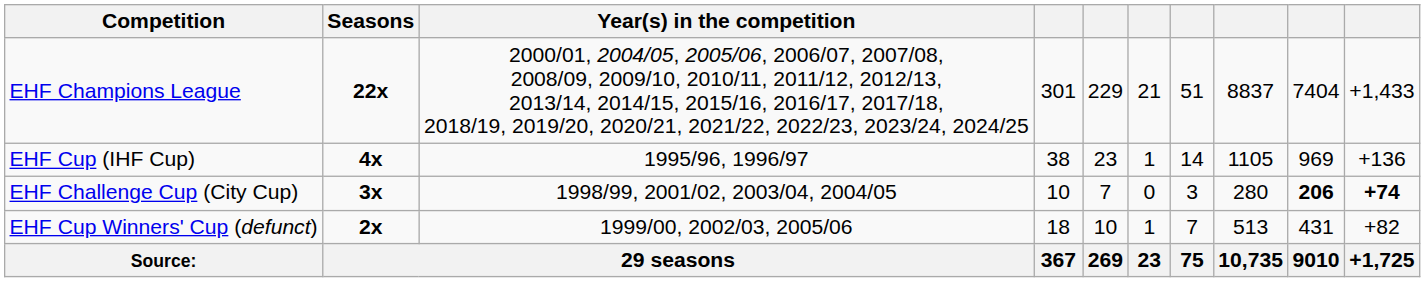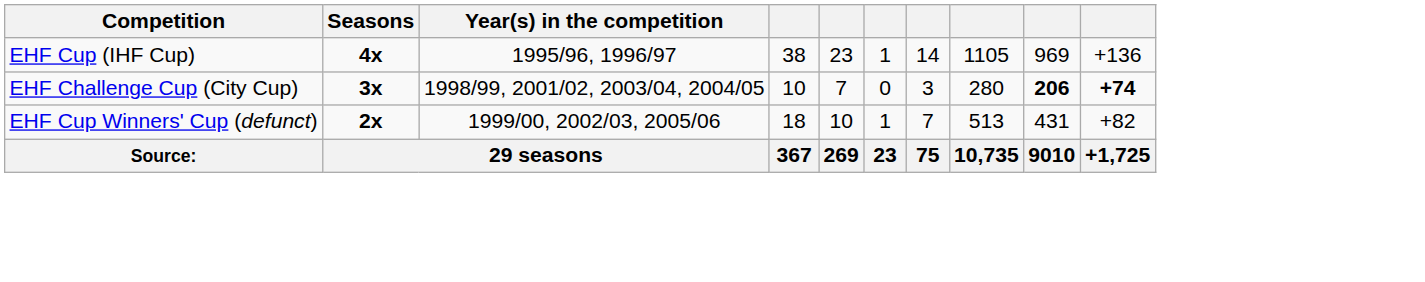- row: (125, 90)
